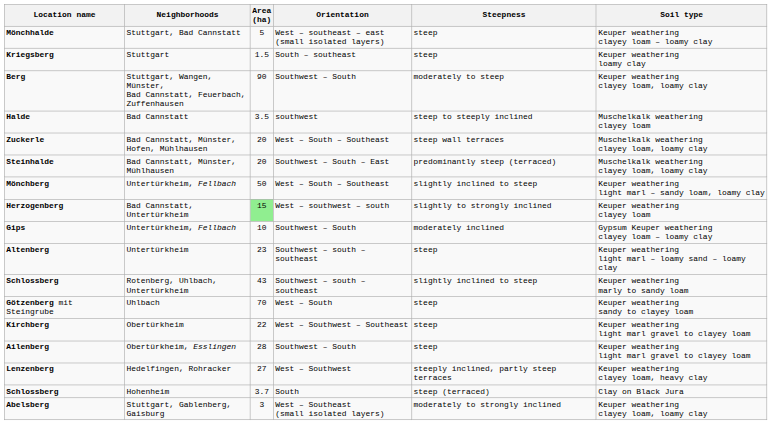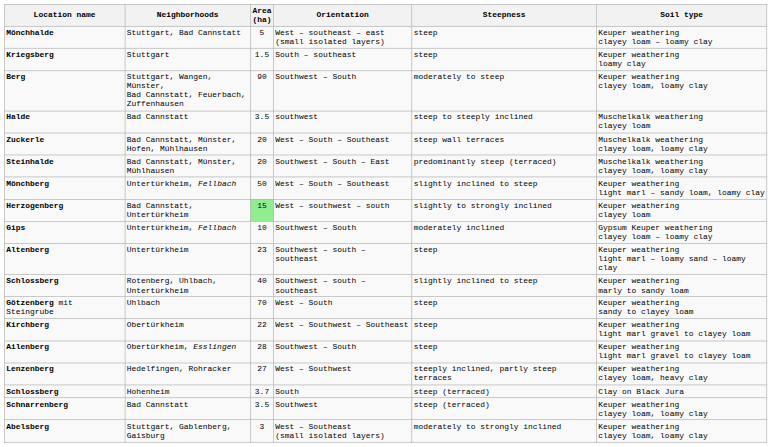(262, 281) 43 -> (262, 281) 40
+ row: (37, 404)
